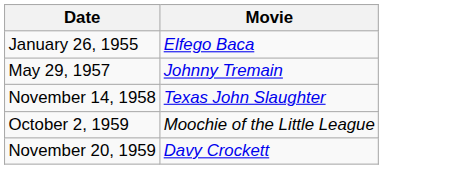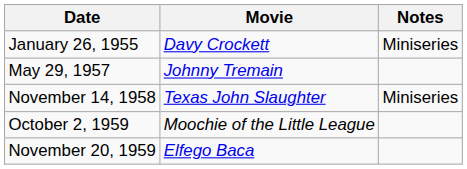+ column: (420, 17)
(209, 44) Elfego Baca -> (216, 44) Davy Crockett
(216, 151) Davy Crockett -> (209, 151) Elfego Baca
